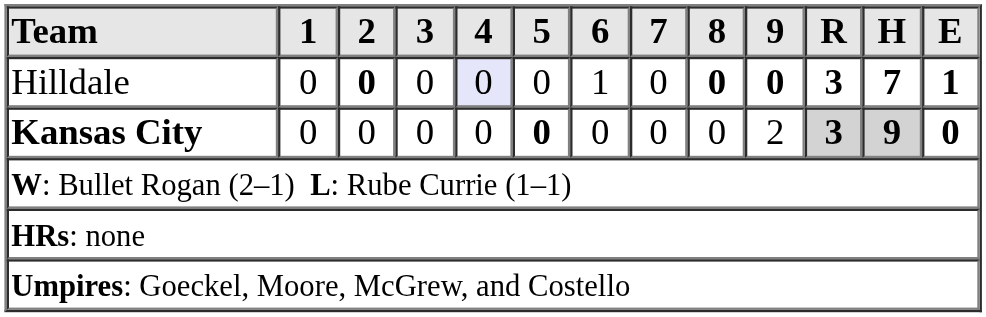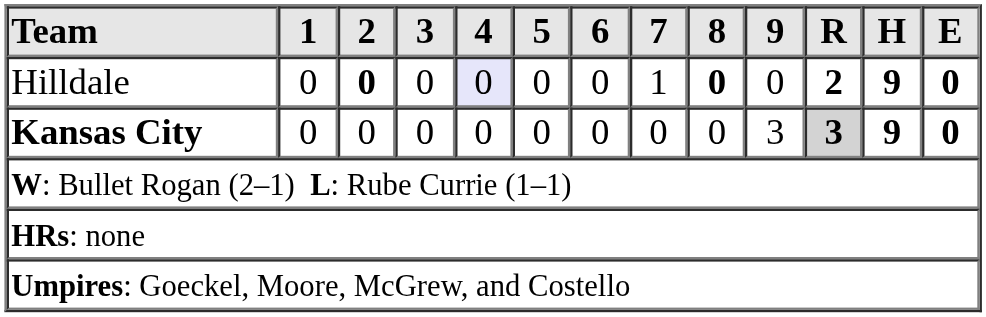(600, 81) 1 -> (600, 81) 0
(658, 81) 0 -> (658, 81) 1
(775, 81) bold -> (775, 81) normal
(834, 81) 3 -> (834, 81) 2
(892, 81) 7 -> (892, 81) 9
(950, 81) 1 -> (950, 81) 0
(542, 132) bold -> (542, 132) normal
(775, 132) 2 -> (775, 132) 3
(892, 132) lightgrey background -> (892, 132) no background
